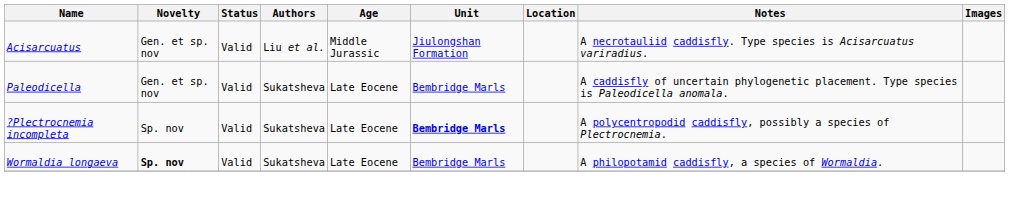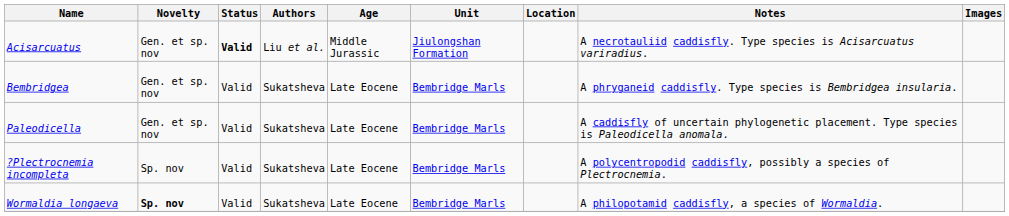(237, 47) normal -> (237, 47) bold
+ row: (38, 88)
(459, 128) bold -> (459, 169) normal
